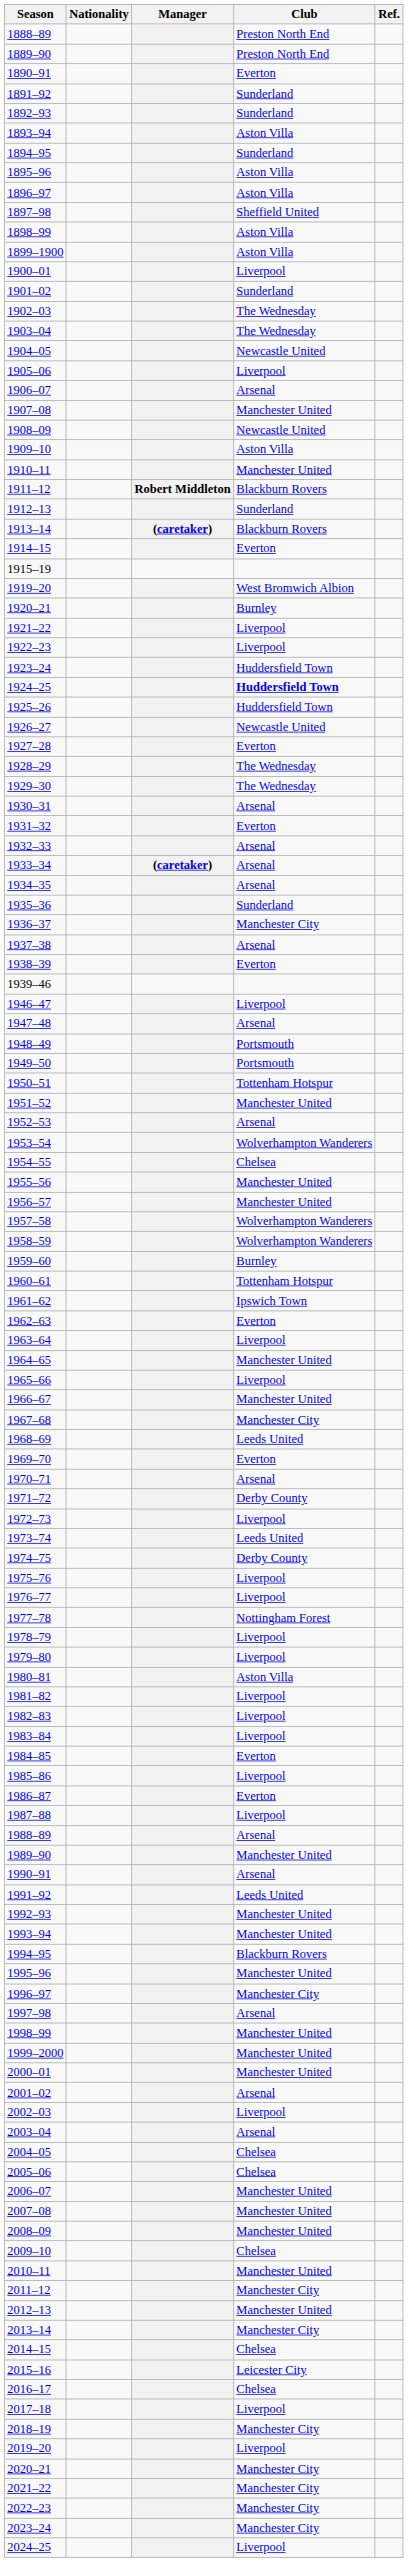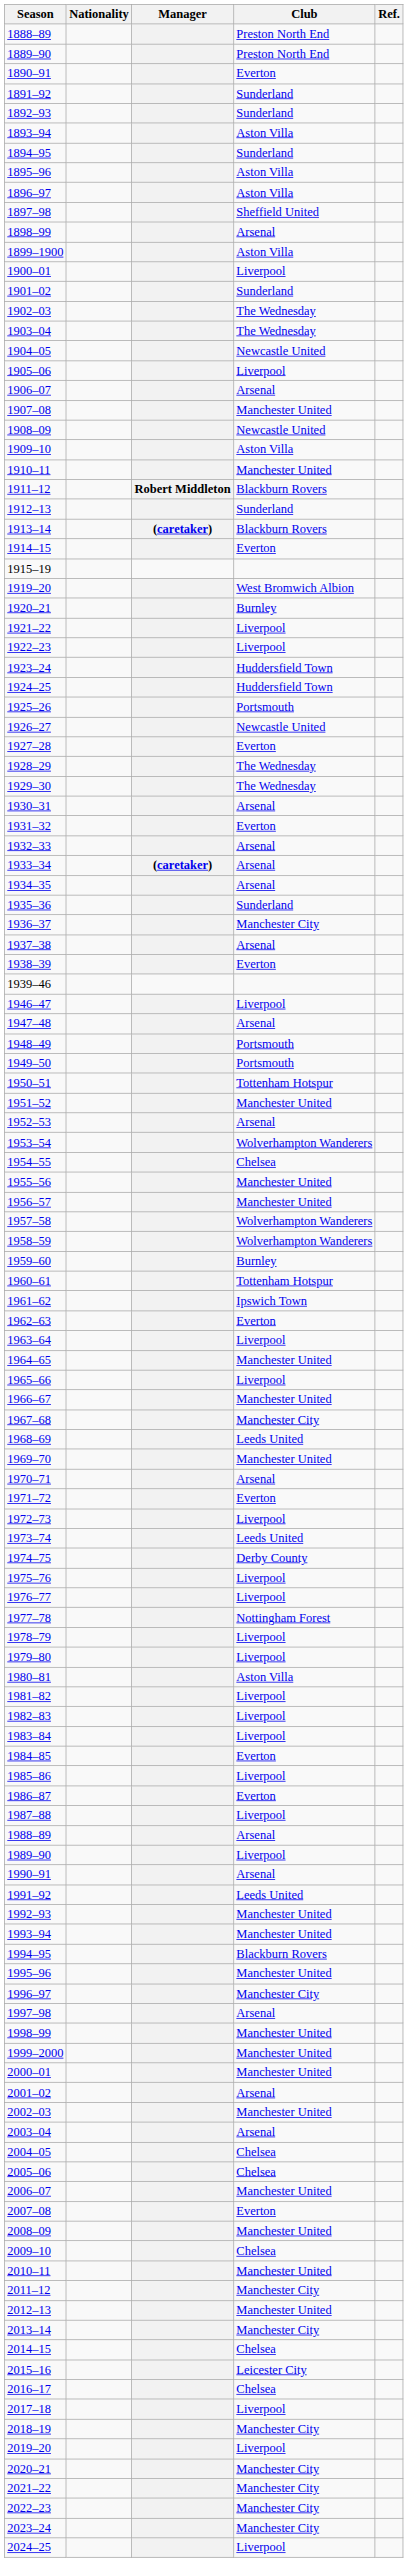(265, 232) Aston Villa -> (256, 232) Arsenal
(287, 687) bold -> (284, 687) normal
(284, 707) Huddersfield Town -> (265, 707) Portsmouth
(256, 1459) Everton -> (284, 1459) Manchester United
(272, 1498) Derby County -> (256, 1498) Everton
(284, 1855) Manchester United -> (261, 1855) Liverpool
(261, 2112) Liverpool -> (284, 2112) Manchester United
(284, 2211) Manchester United -> (256, 2211) Everton
